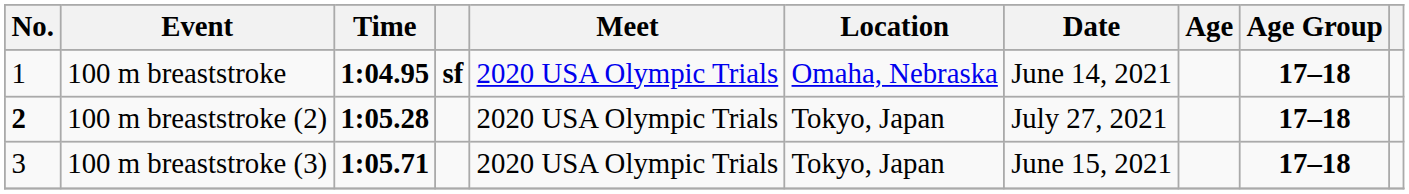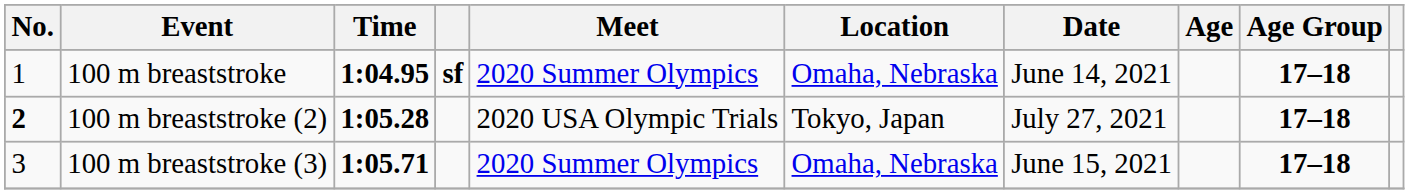(627, 73) 2020 USA Olympic Trials -> (617, 73) 2020 Summer Olympics
(627, 164) 2020 USA Olympic Trials -> (617, 164) 2020 Summer Olympics
(868, 164) Tokyo, Japan -> (895, 164) Omaha, Nebraska
